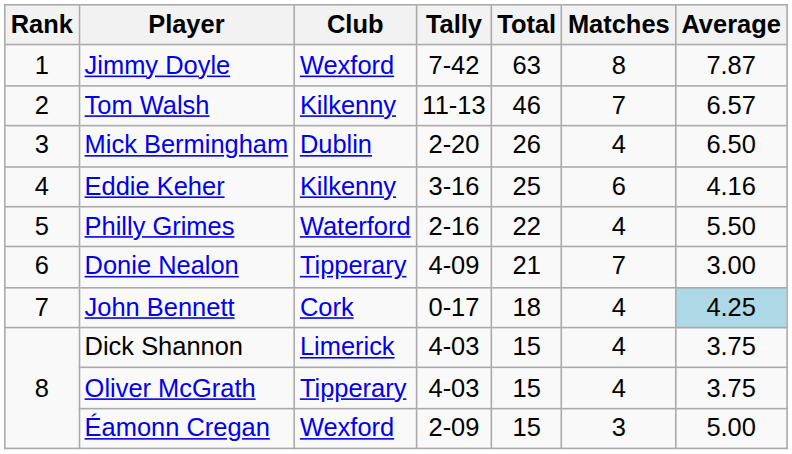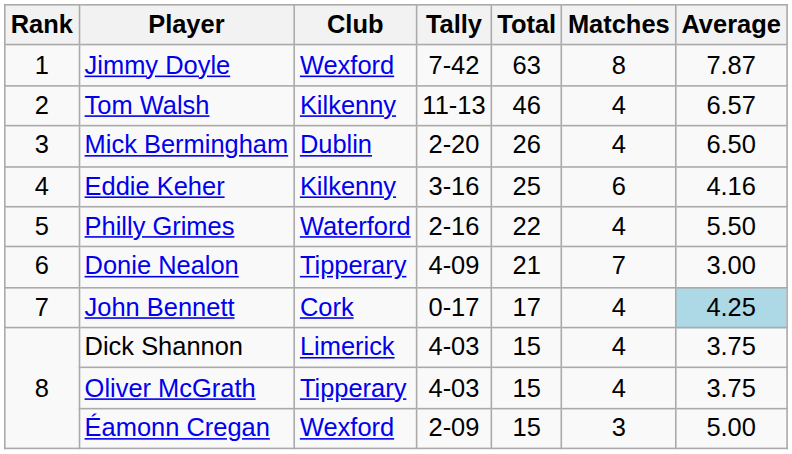(619, 105) 7 -> (619, 105) 4
(527, 307) 18 -> (527, 307) 17
